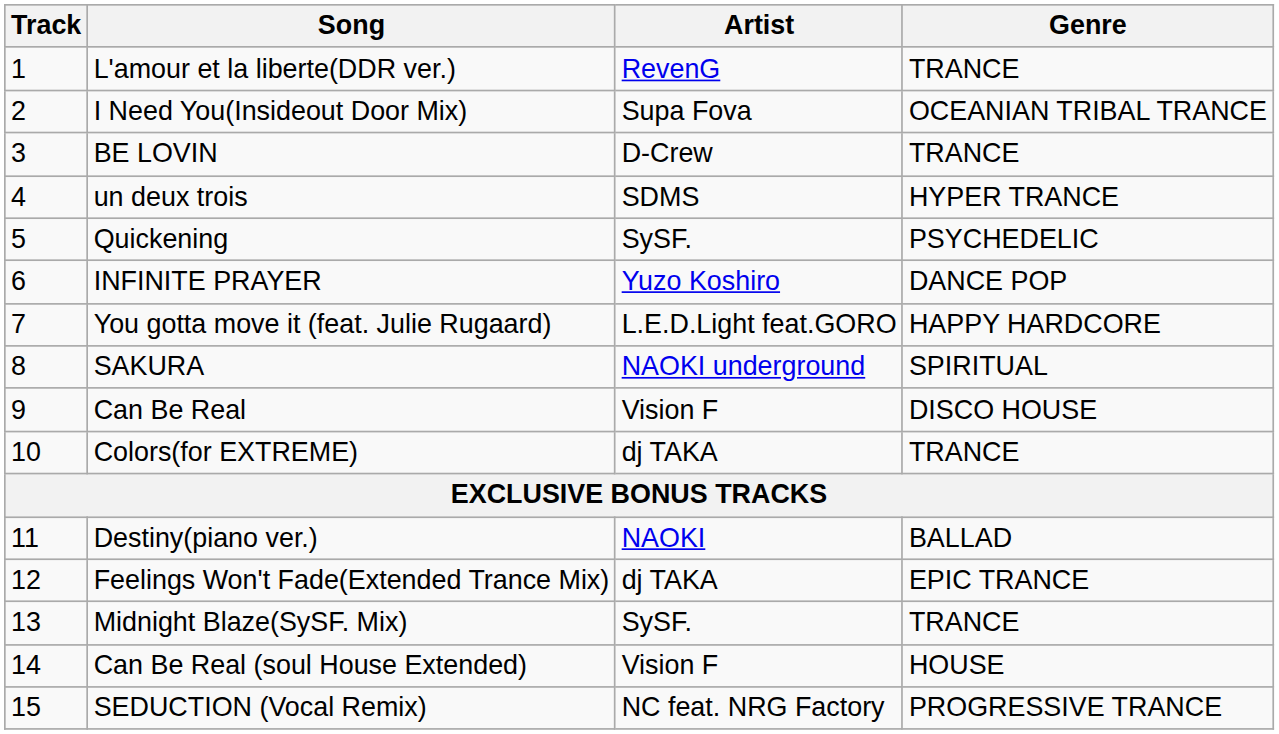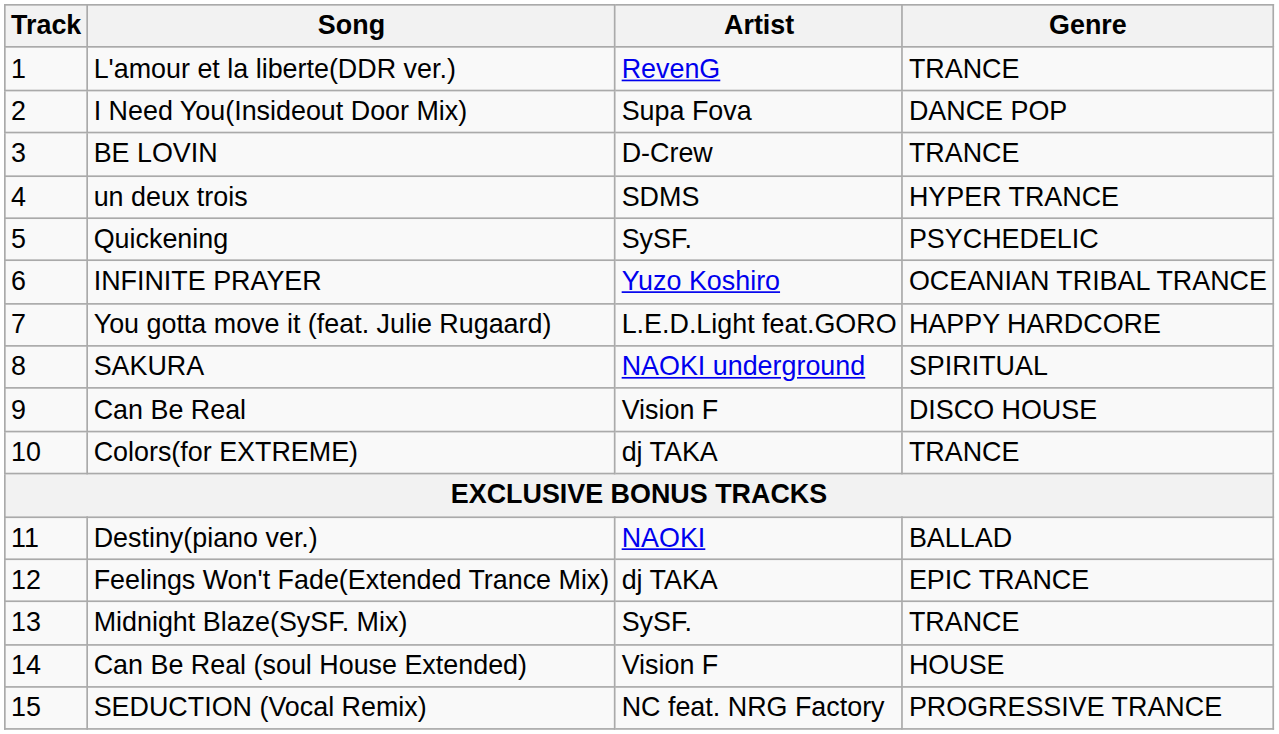(1088, 111) OCEANIAN TRIBAL TRANCE -> (988, 111) DANCE POP
(988, 281) DANCE POP -> (1088, 281) OCEANIAN TRIBAL TRANCE
